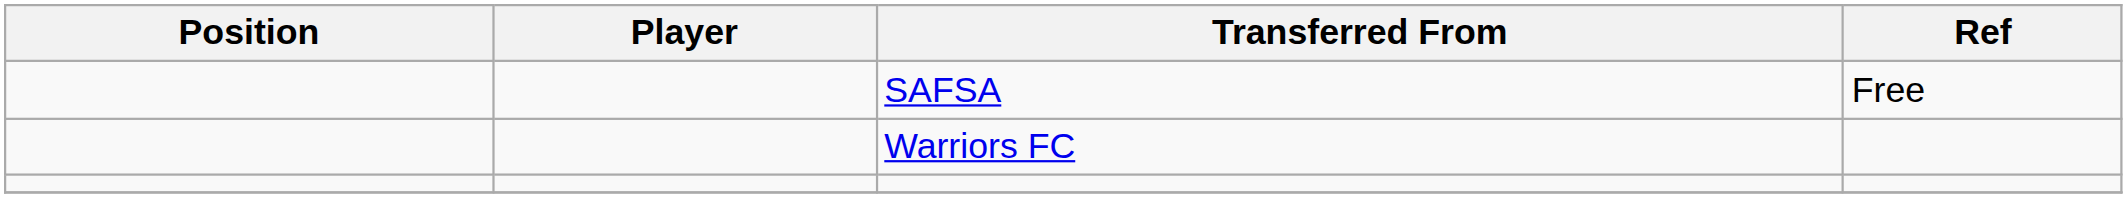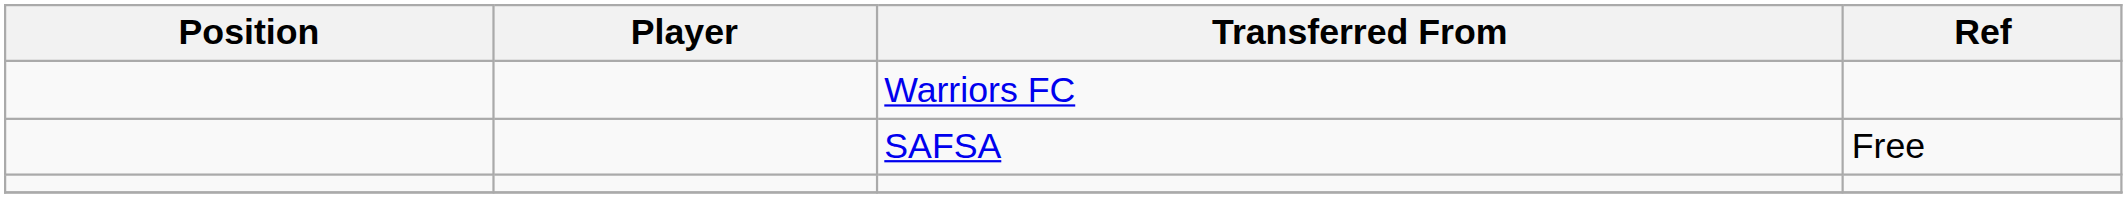rows swapped: (943, 89) <-> (980, 145)
